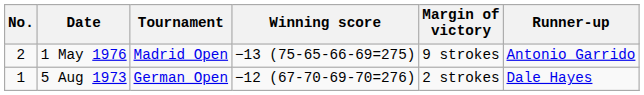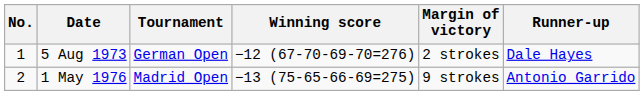rows swapped: (84, 79) <-> (84, 56)
